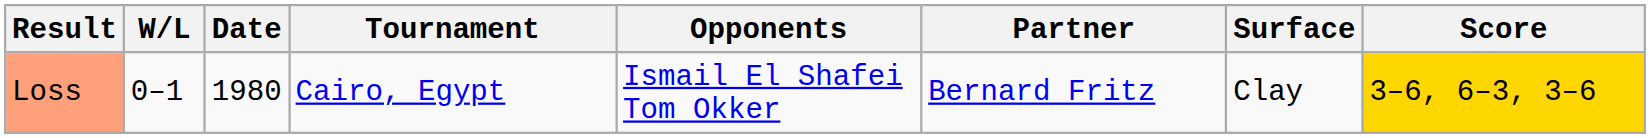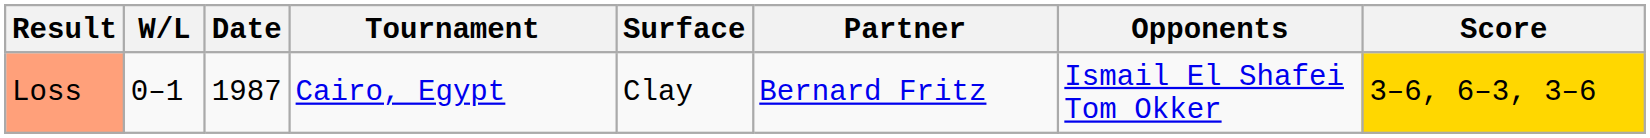columns swapped: (1294, 29) <-> (769, 29)
(247, 93) 1980 -> (247, 93) 1987
